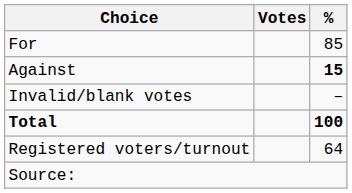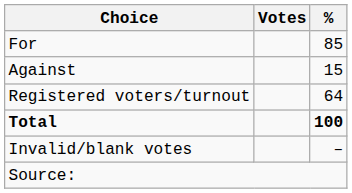(333, 70) bold -> (333, 70) normal
rows swapped: (100, 97) <-> (129, 149)
